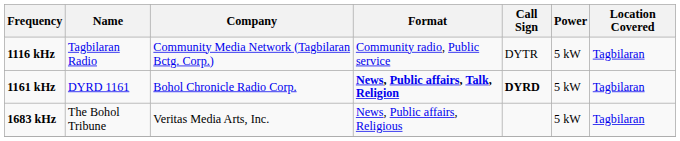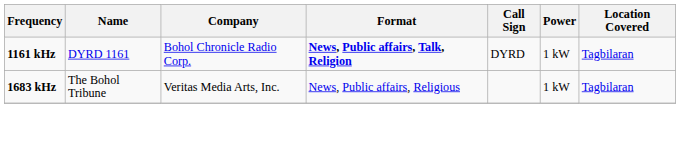- row: (31, 53)
(522, 86) bold -> (508, 53) normal
(567, 86) 5 kW -> (556, 53) 1 kW
(567, 119) 5 kW -> (556, 86) 1 kW
